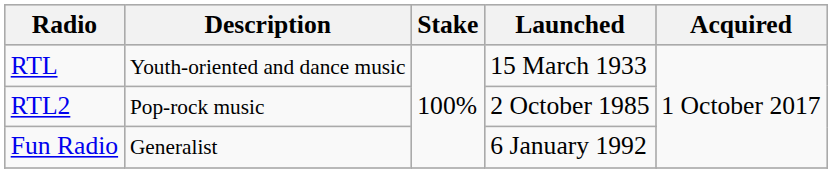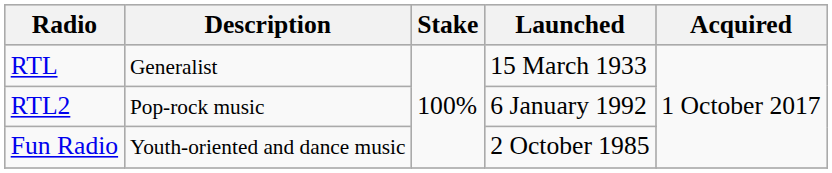(268, 66) Youth-oriented and dance music -> (174, 66) Generalist
(570, 106) 2 October 1985 -> (568, 106) 6 January 1992
(174, 148) Generalist -> (268, 148) Youth-oriented and dance music
(568, 146) 6 January 1992 -> (570, 146) 2 October 1985
